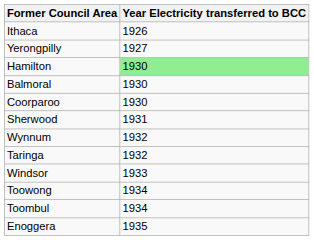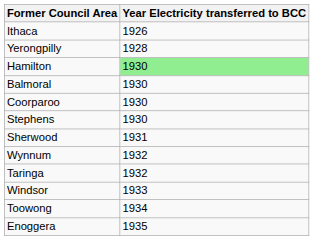(135, 48) 1927 -> (135, 48) 1928
+ row: (31, 119)
- row: (28, 208)
